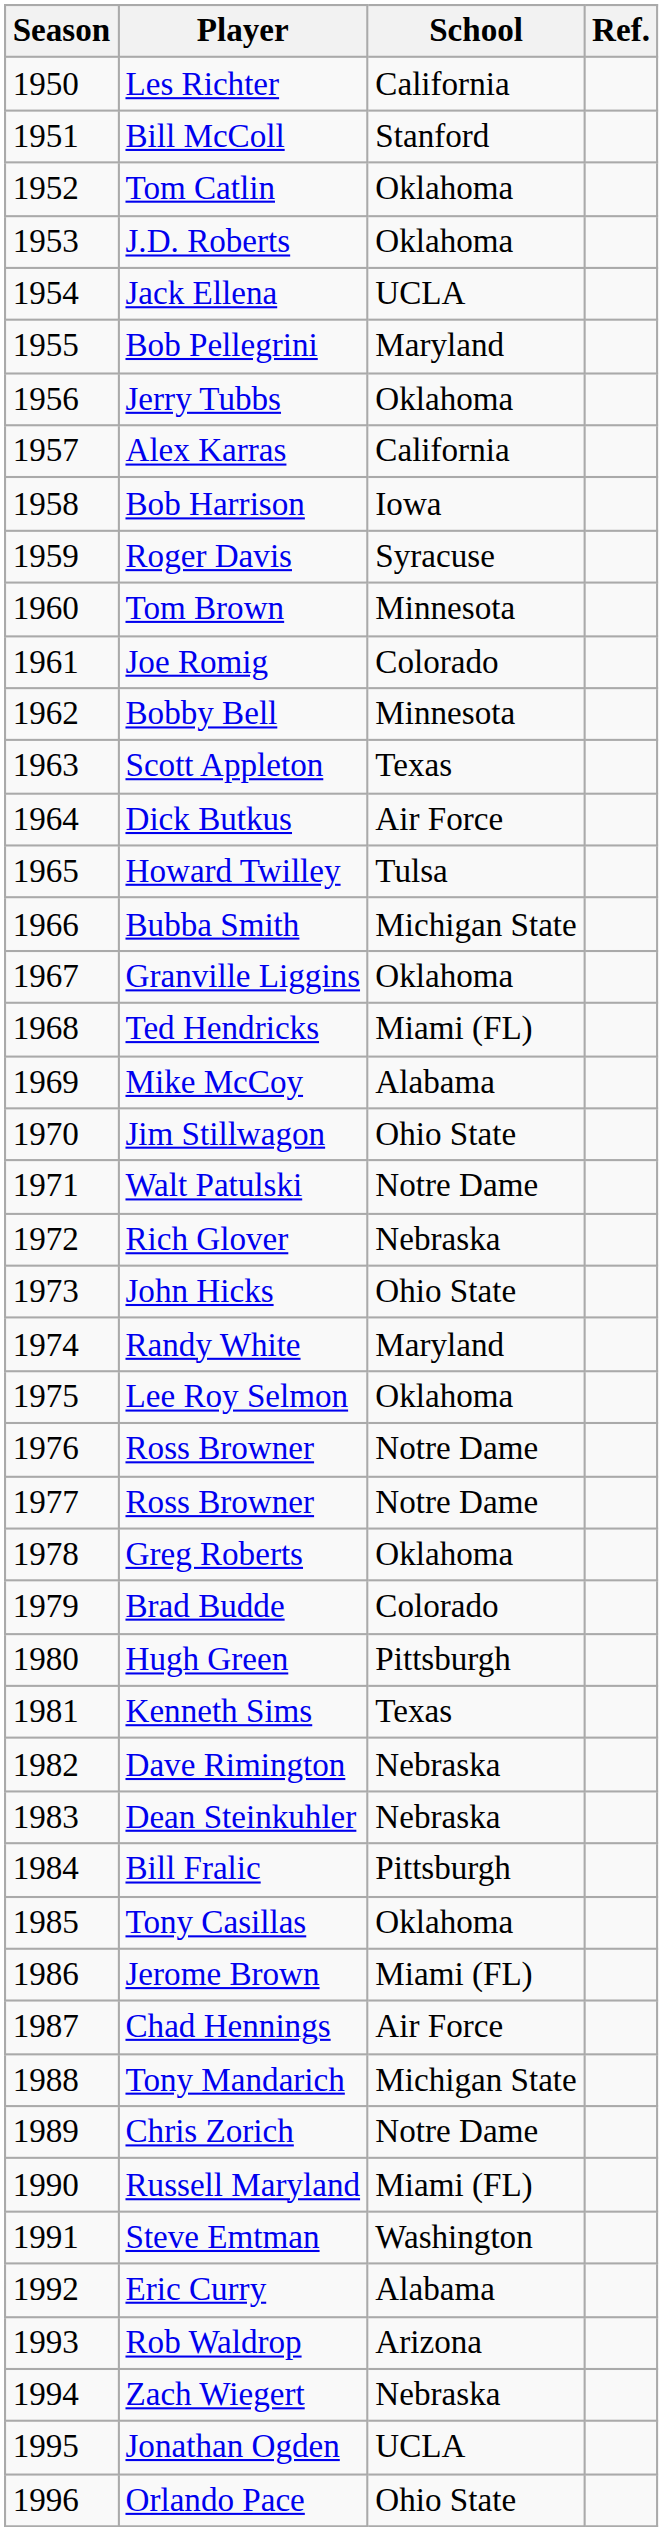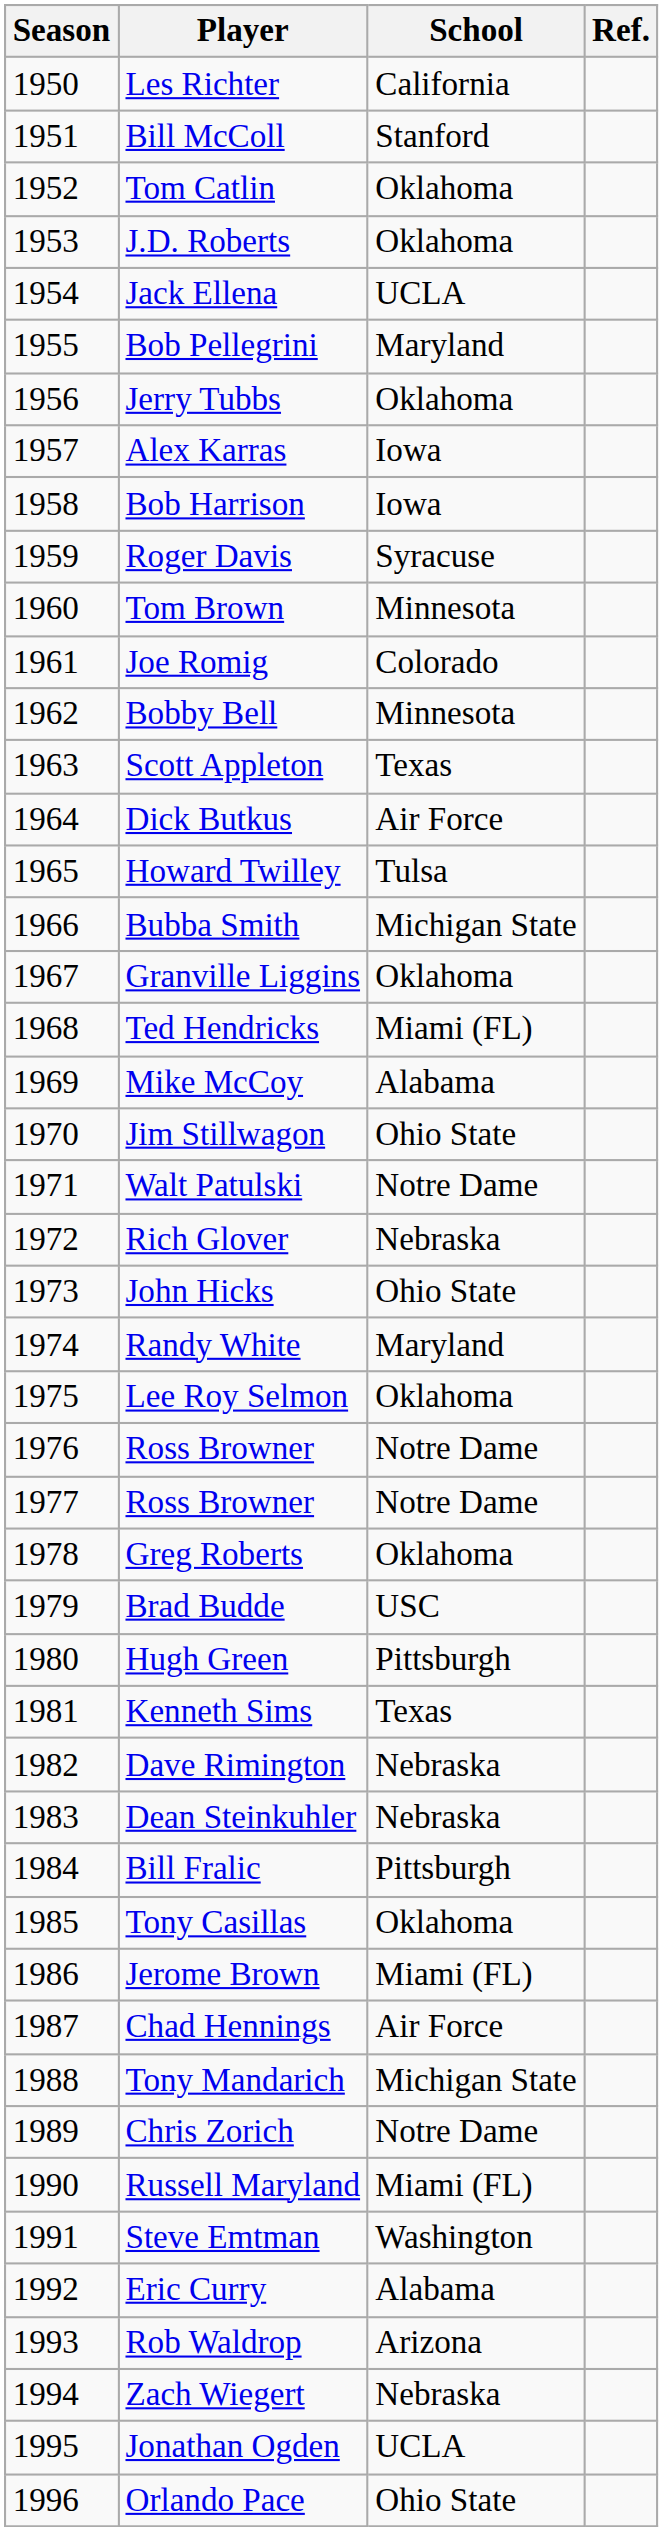(442, 450) California -> (408, 450) Iowa
(437, 1606) Colorado -> (408, 1606) USC
